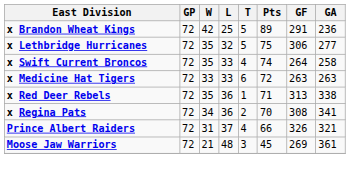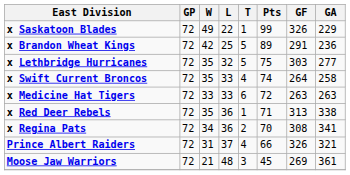+ row: (62, 29)
(298, 46) 306 -> (298, 62) 303
